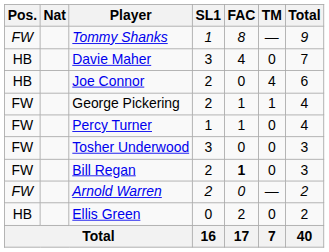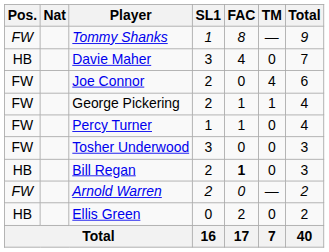(22, 81) HB -> (22, 81) FW
(22, 170) FW -> (22, 170) HB
